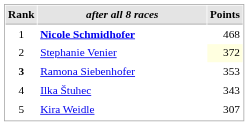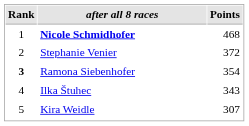(232, 53) lightyellow background -> (232, 53) no background
(232, 72) 353 -> (232, 72) 354
